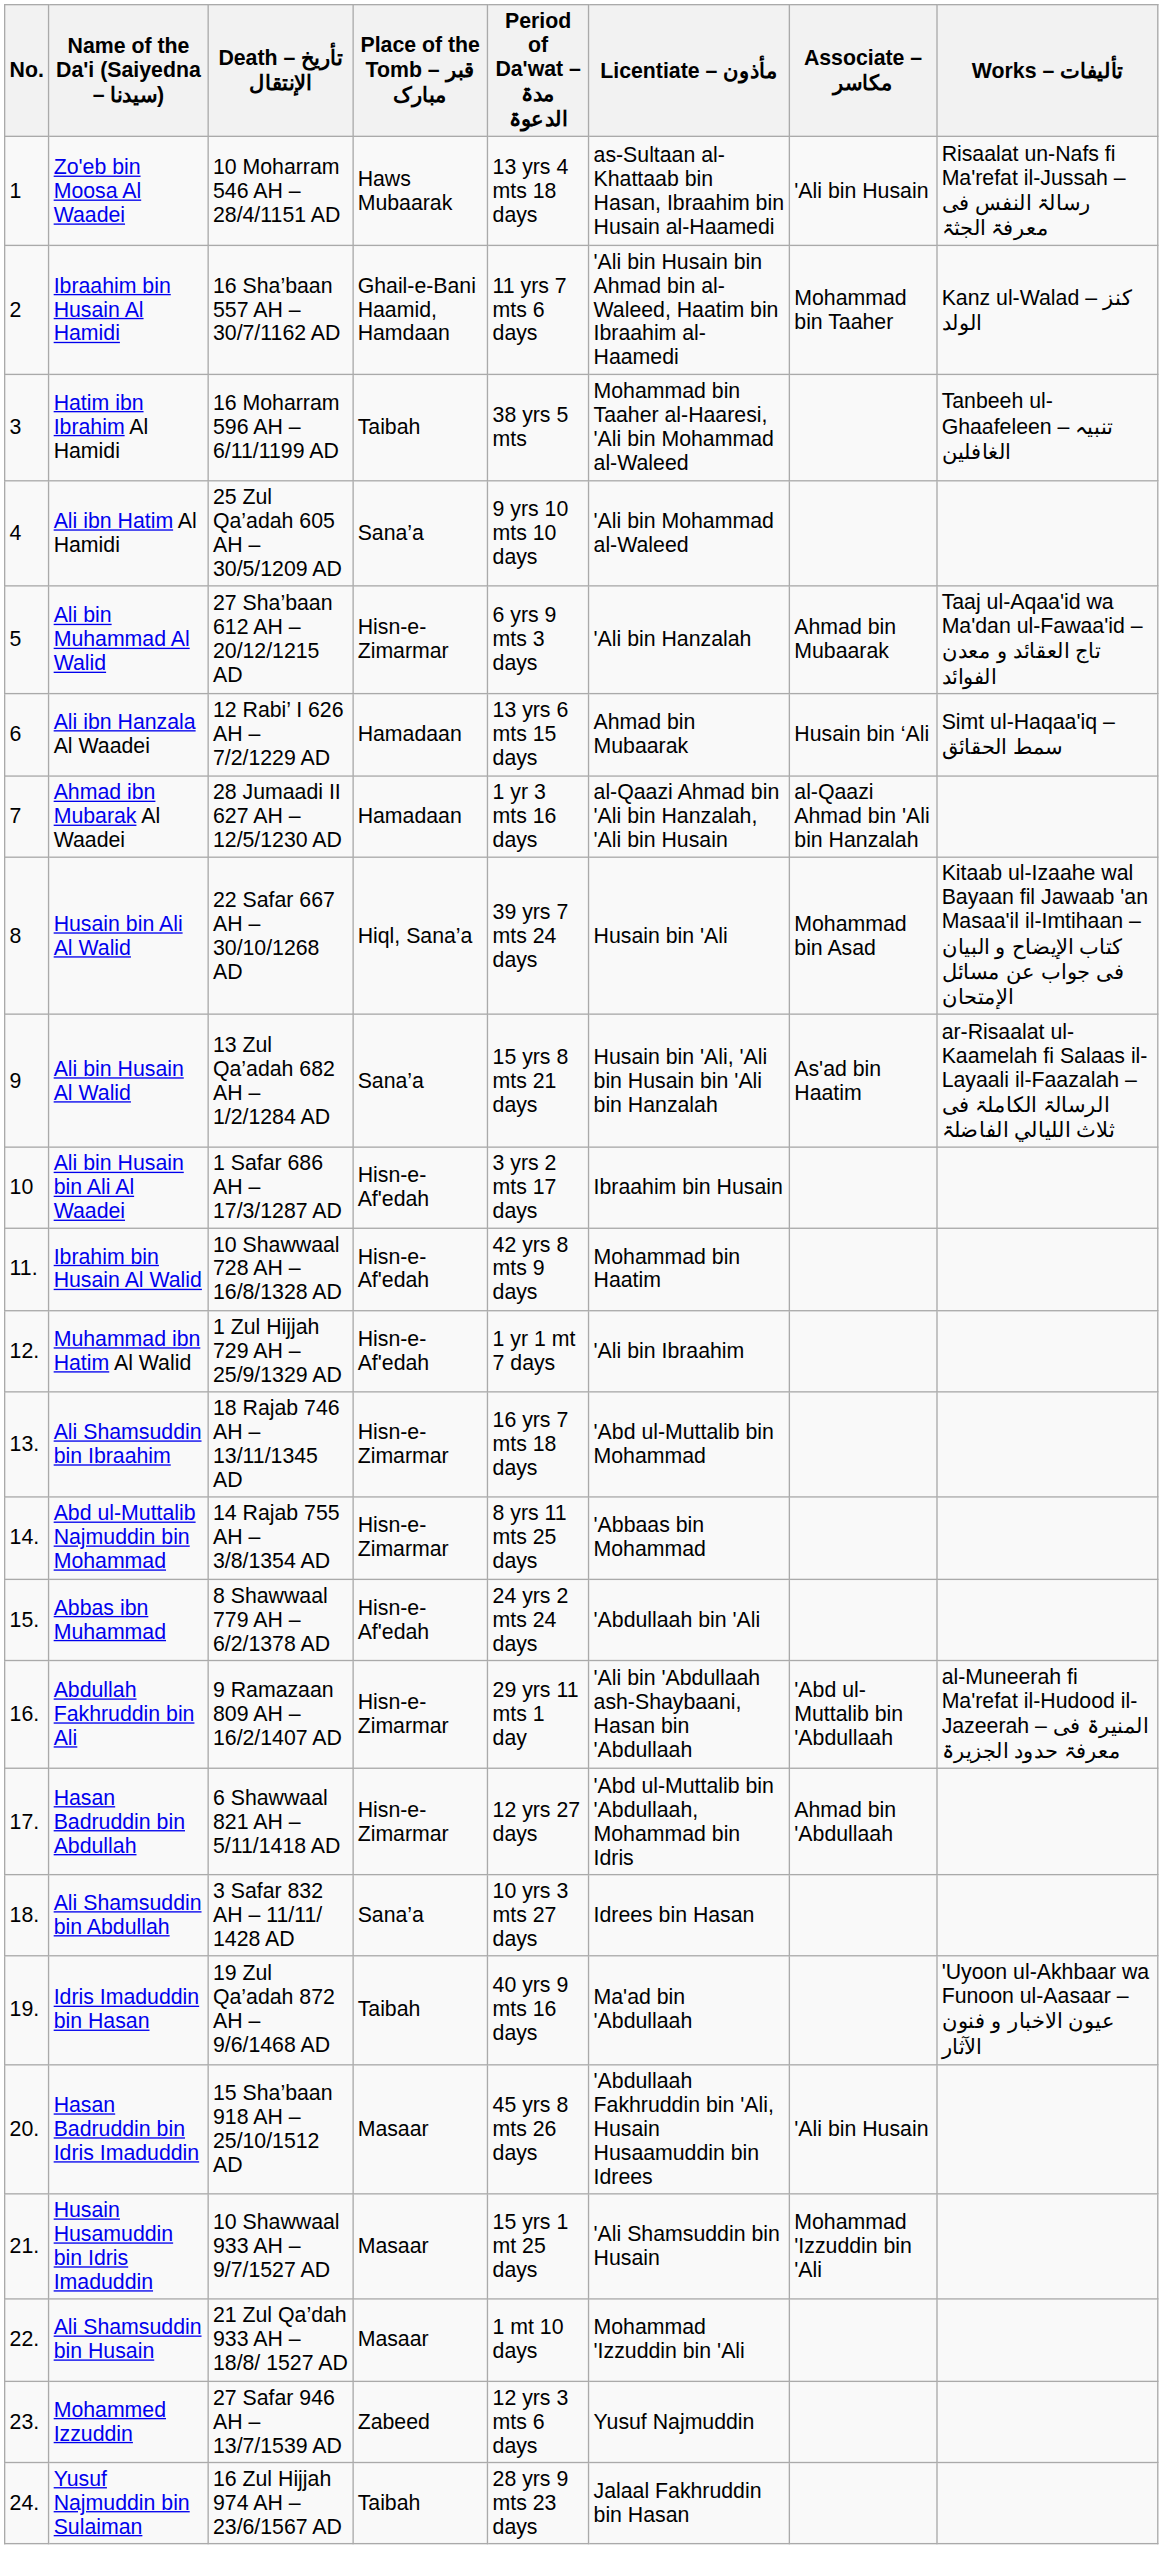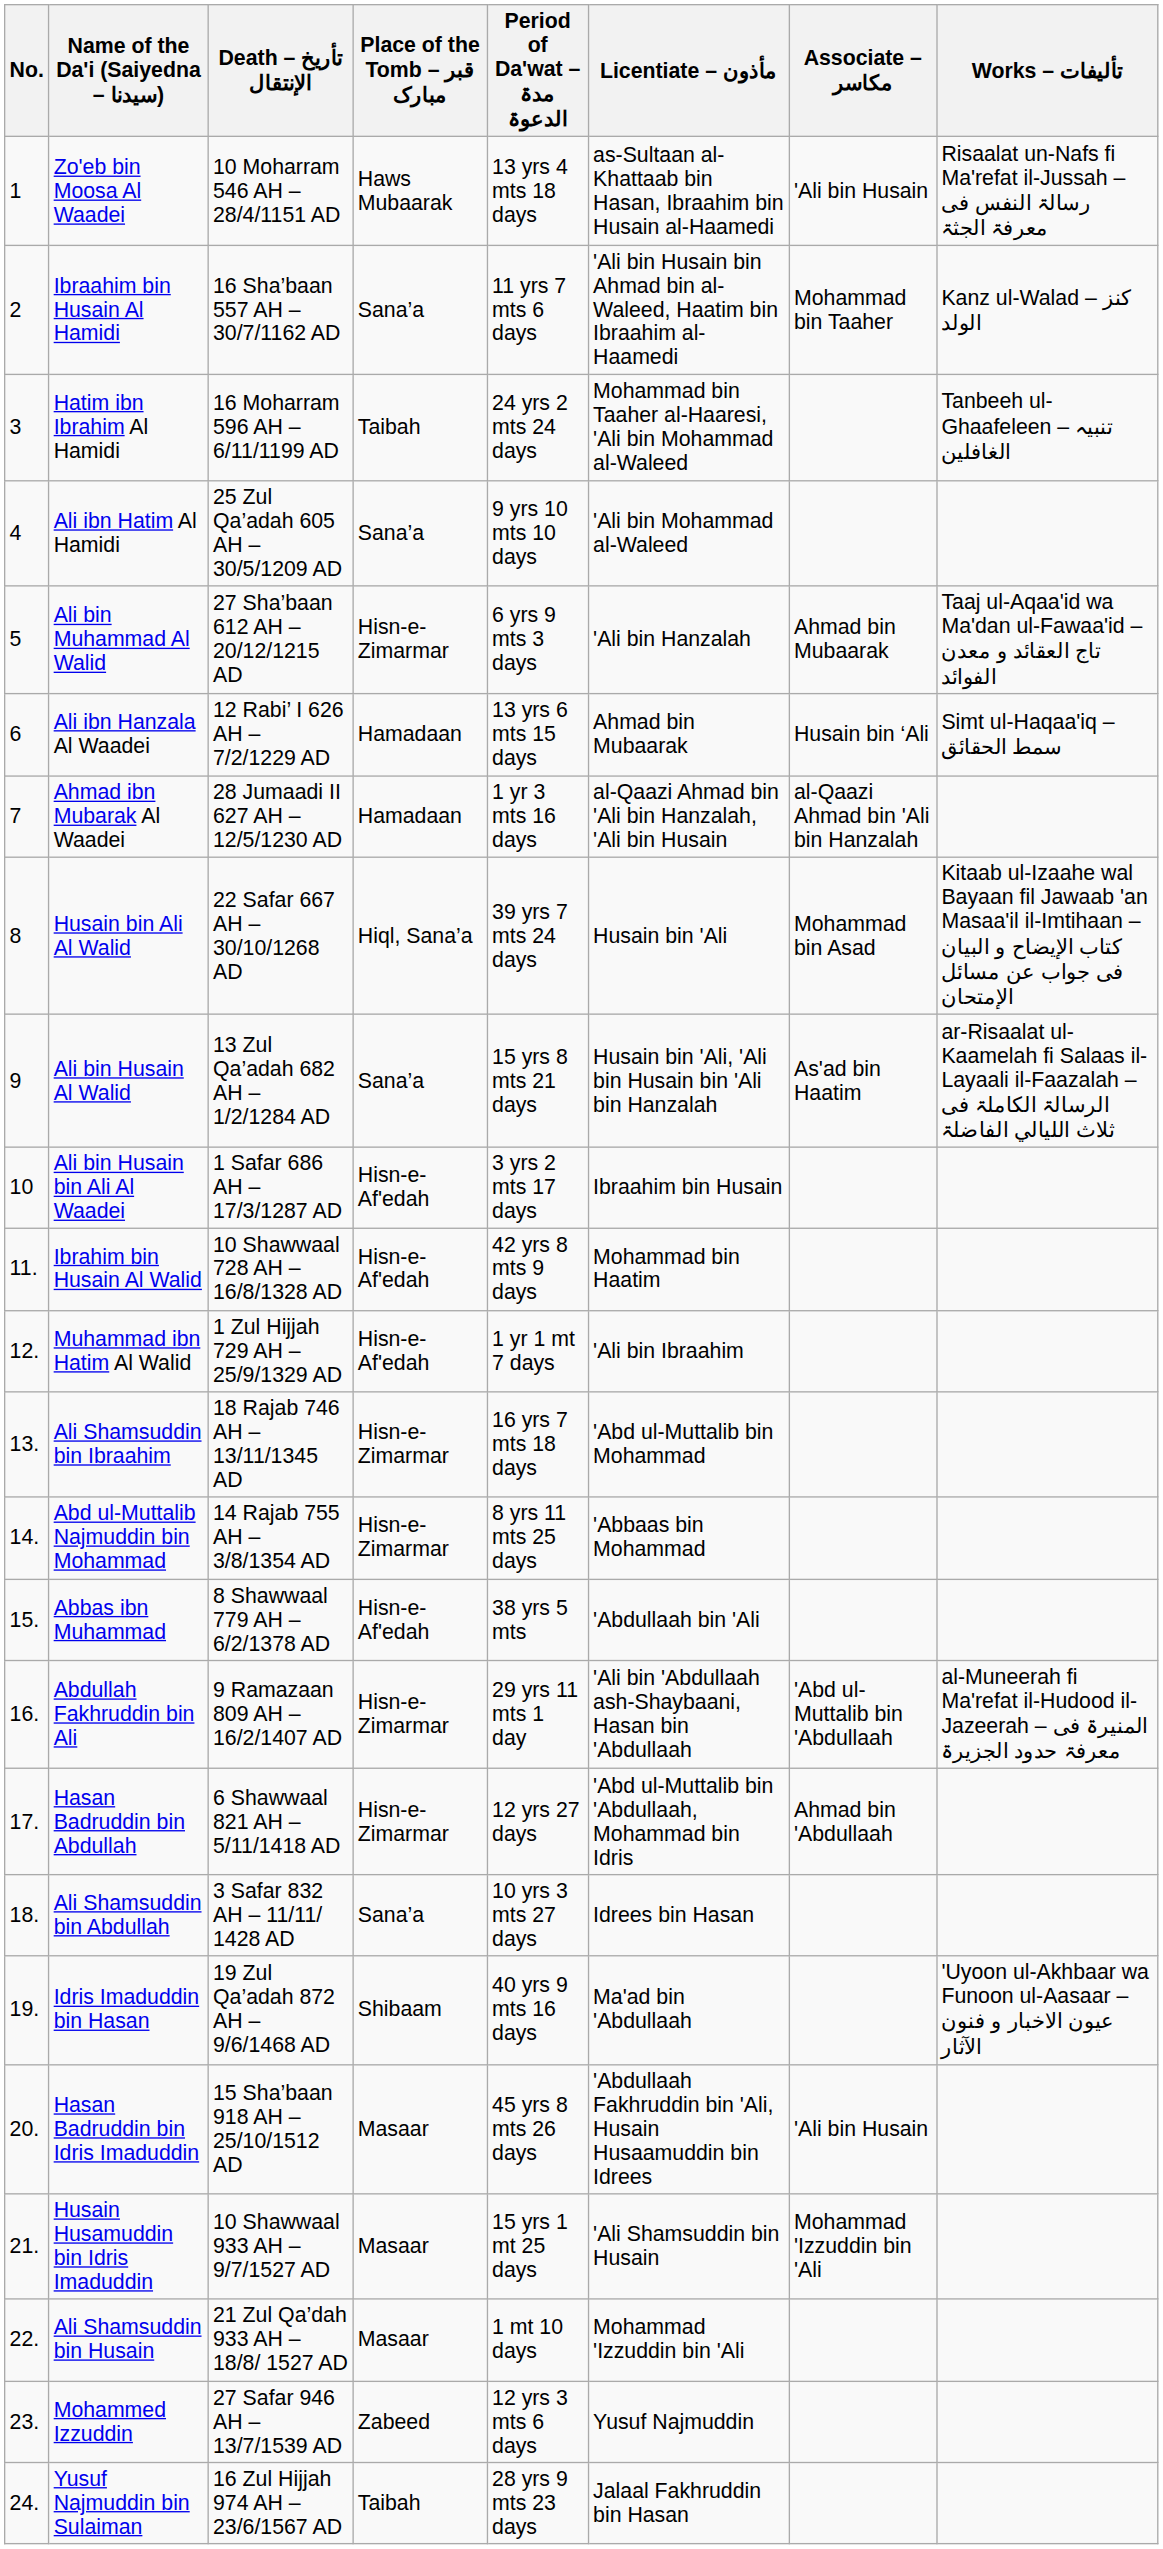(417, 309) Ghail-e-Bani Haamid, Hamdaan -> (391, 309) Sana’a
(530, 427) 38 yrs 5 mts -> (530, 427) 24 yrs 2 mts 24 days
(530, 1619) 24 yrs 2 mts 24 days -> (530, 1619) 38 yrs 5 mts
(389, 2009) Taibah -> (400, 2009) Shibaam
